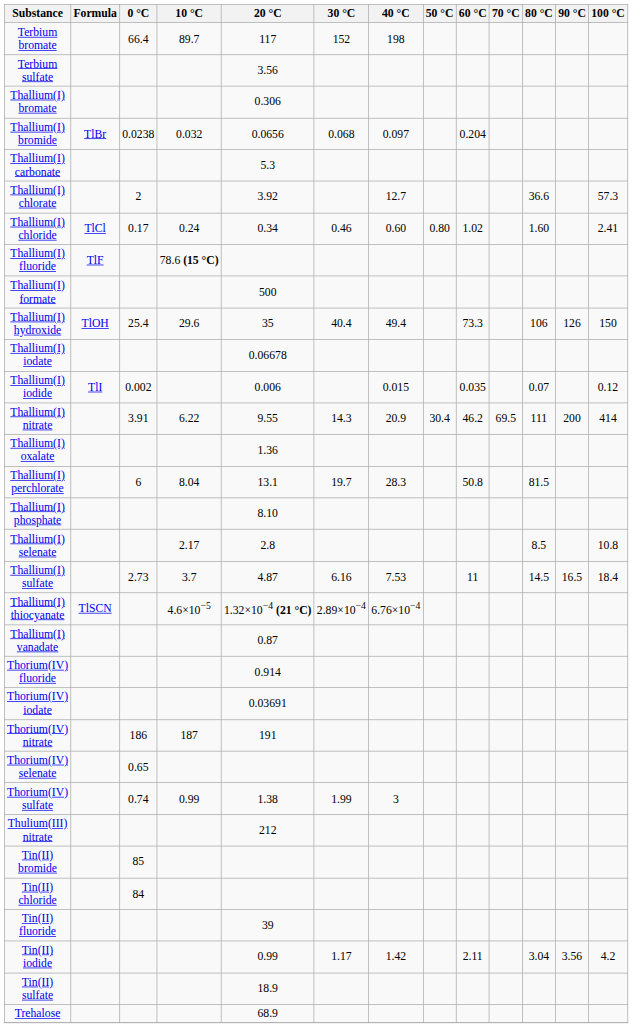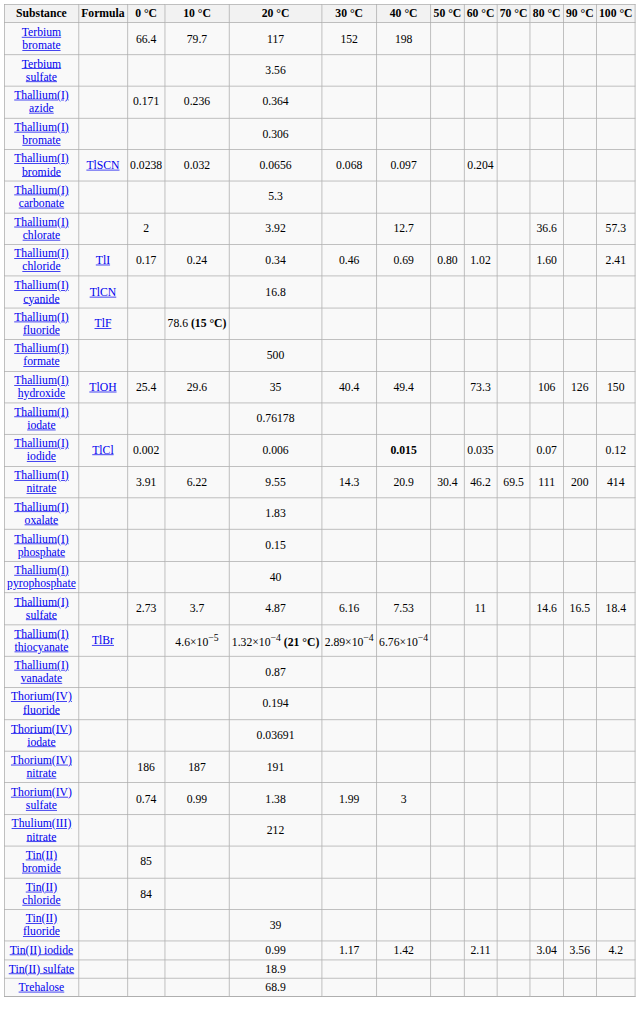(189, 38) 89.7 -> (197, 38) 79.7
+ row: (41, 102)
(95, 133) TlBr -> (103, 165) TlSCN
(95, 228) TlCl -> (103, 260) TlI
(396, 228) 0.60 -> (404, 260) 0.69
+ row: (41, 292)
(268, 355) 0.06678 -> (276, 418) 0.76178
(95, 387) TlI -> (103, 450) TlCl
(396, 387) normal -> (404, 450) bold
(268, 450) 1.36 -> (276, 513) 1.83
- row: (38, 482)
(268, 513) 8.10 -> (276, 545) 0.15
+ row: (41, 577)
- row: (38, 545)
(539, 577) 14.5 -> (547, 608) 14.6
(95, 608) TlSCN -> (103, 640) TlBr
(268, 672) 0.914 -> (276, 703) 0.194
- row: (38, 767)
